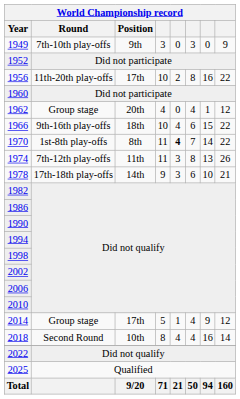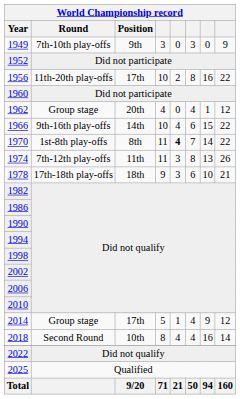(135, 126) 18th -> (135, 126) 14th
(135, 175) 14th -> (135, 175) 18th
